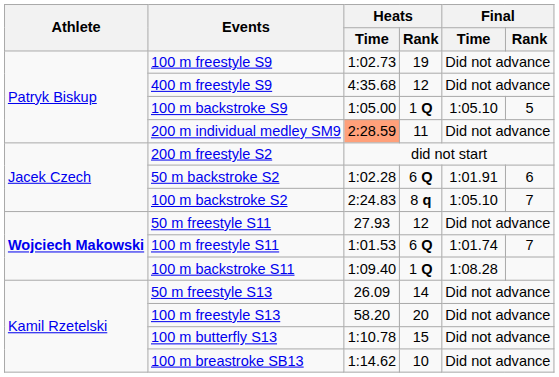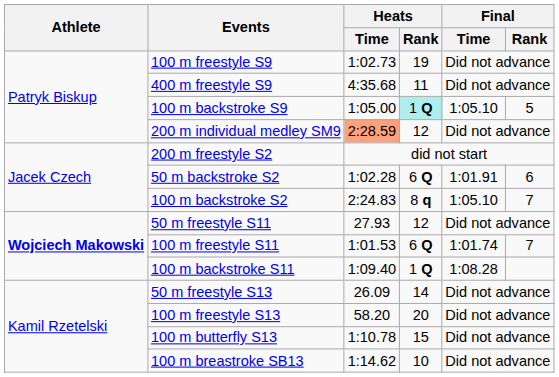(421, 85) 12 -> (421, 85) 11
(421, 108) no background -> (421, 108) paleturquoise background
(421, 131) 11 -> (421, 131) 12
